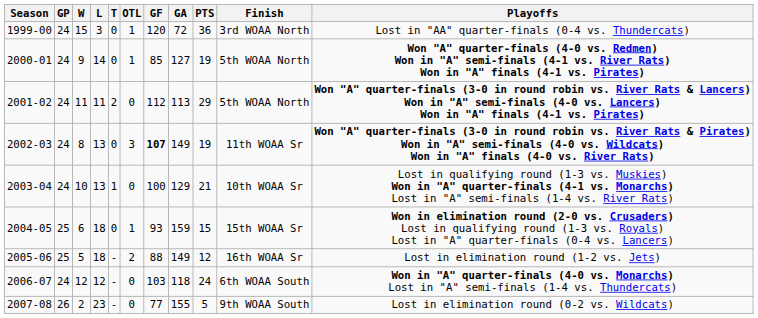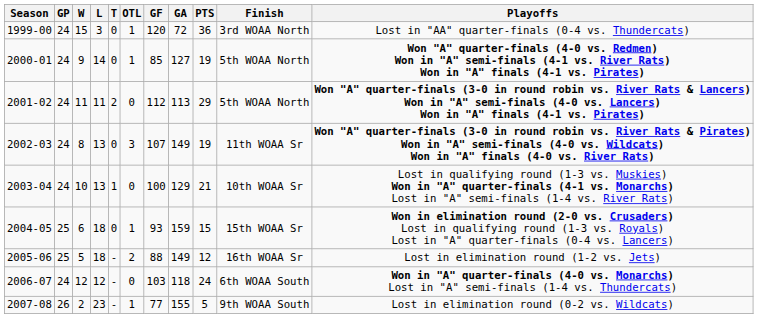(156, 144) bold -> (156, 144) normal
(132, 305) 0 -> (132, 305) 1
